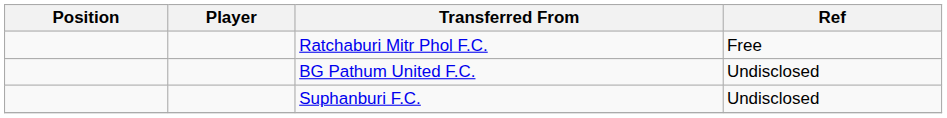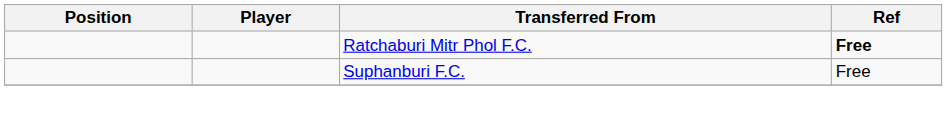(744, 44) normal -> (854, 44) bold
- row: (387, 71)
(773, 98) Undisclosed -> (853, 71) Free
